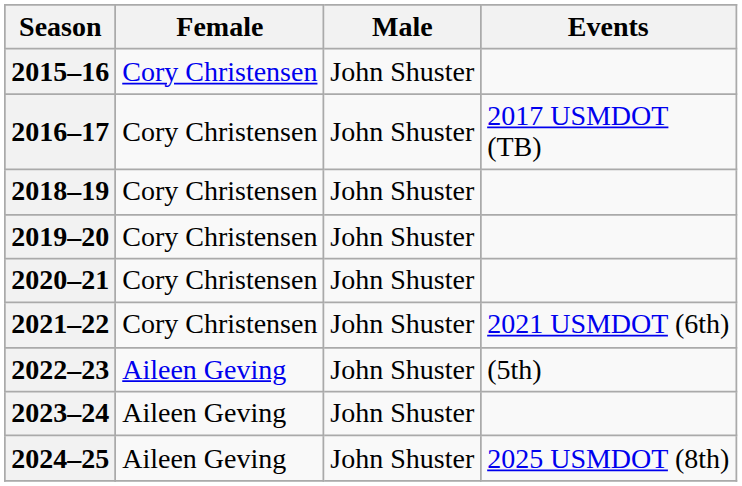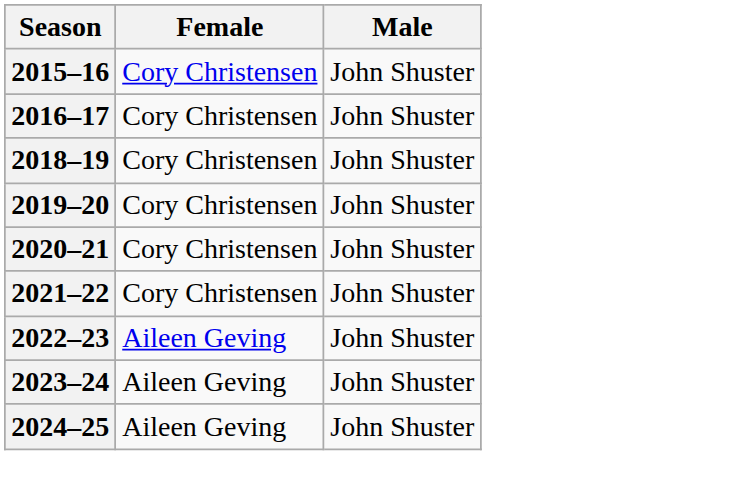- column: (608, 26)
